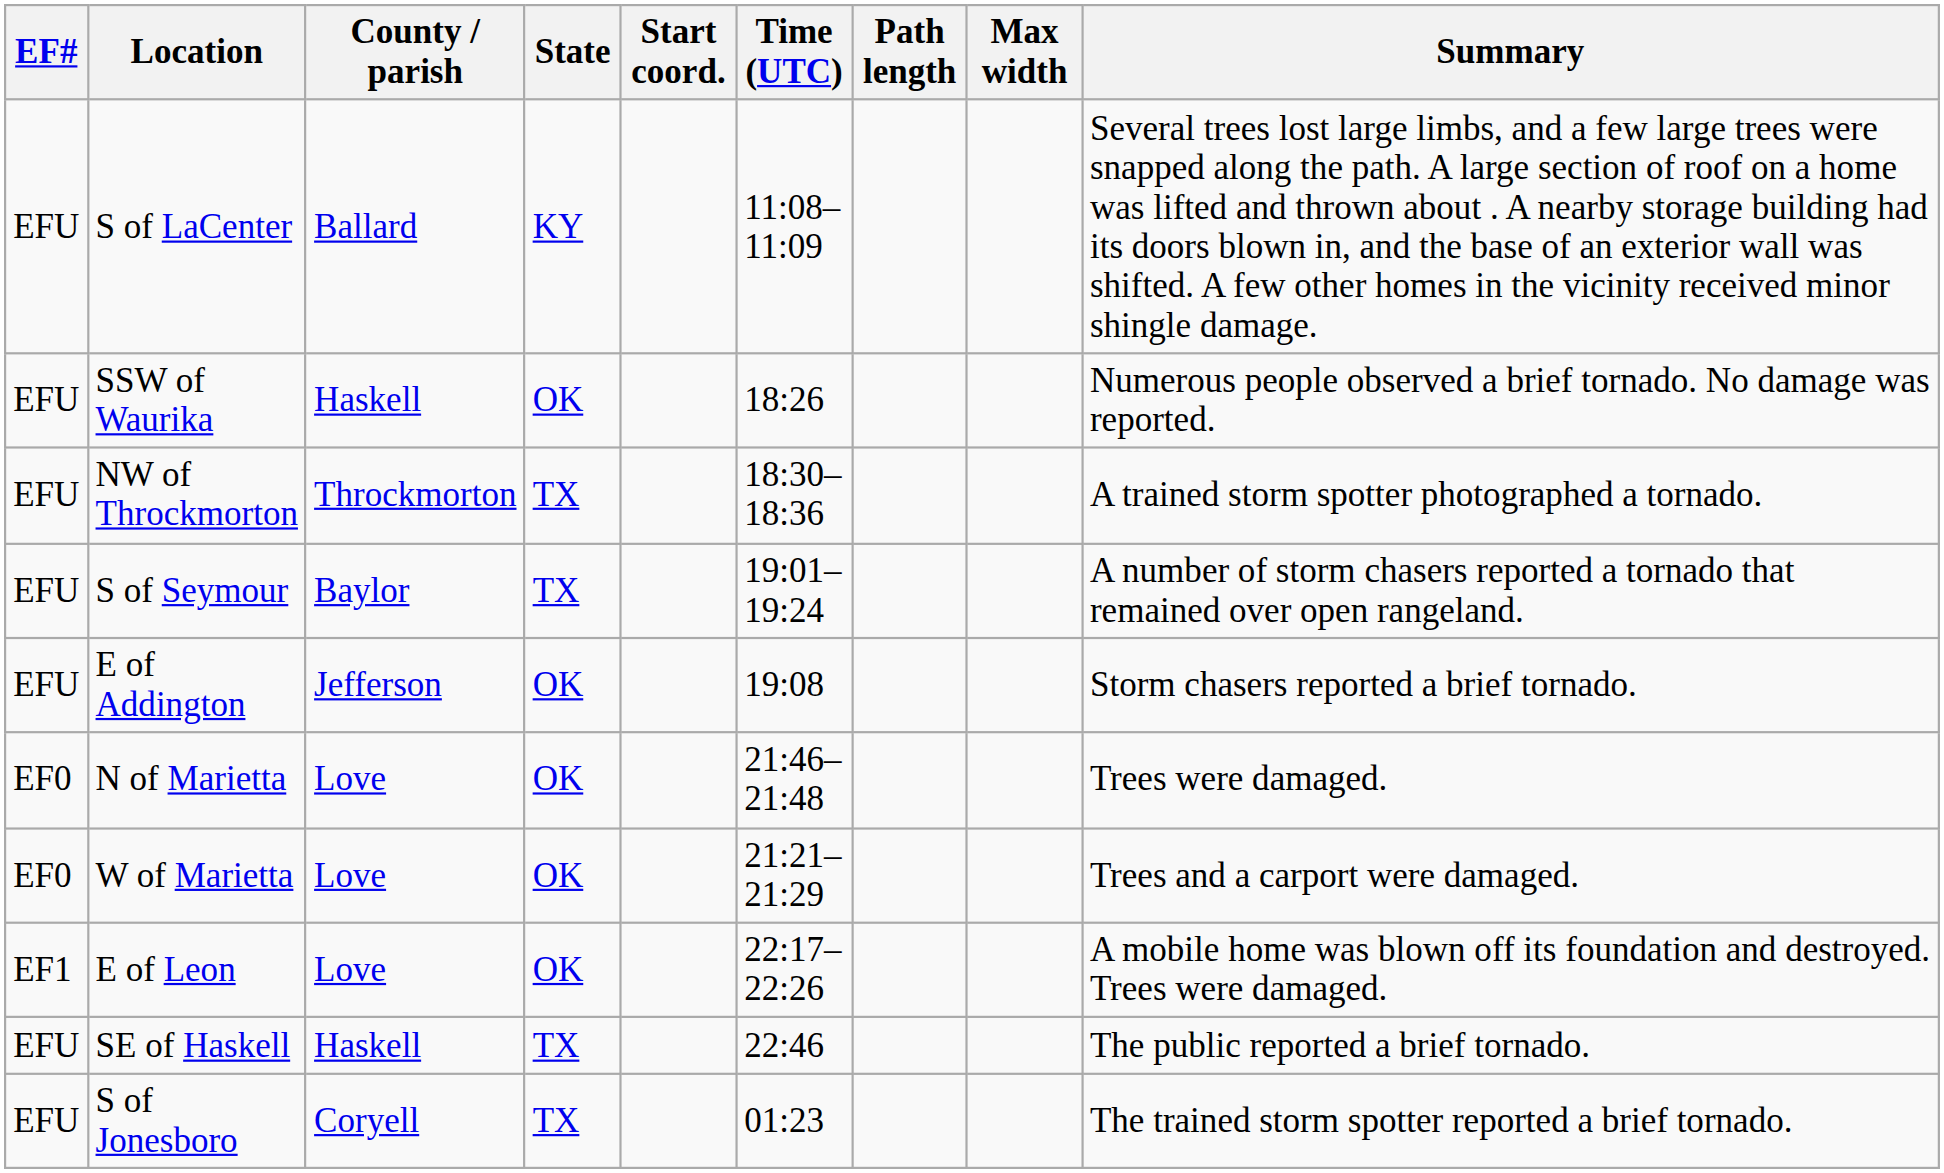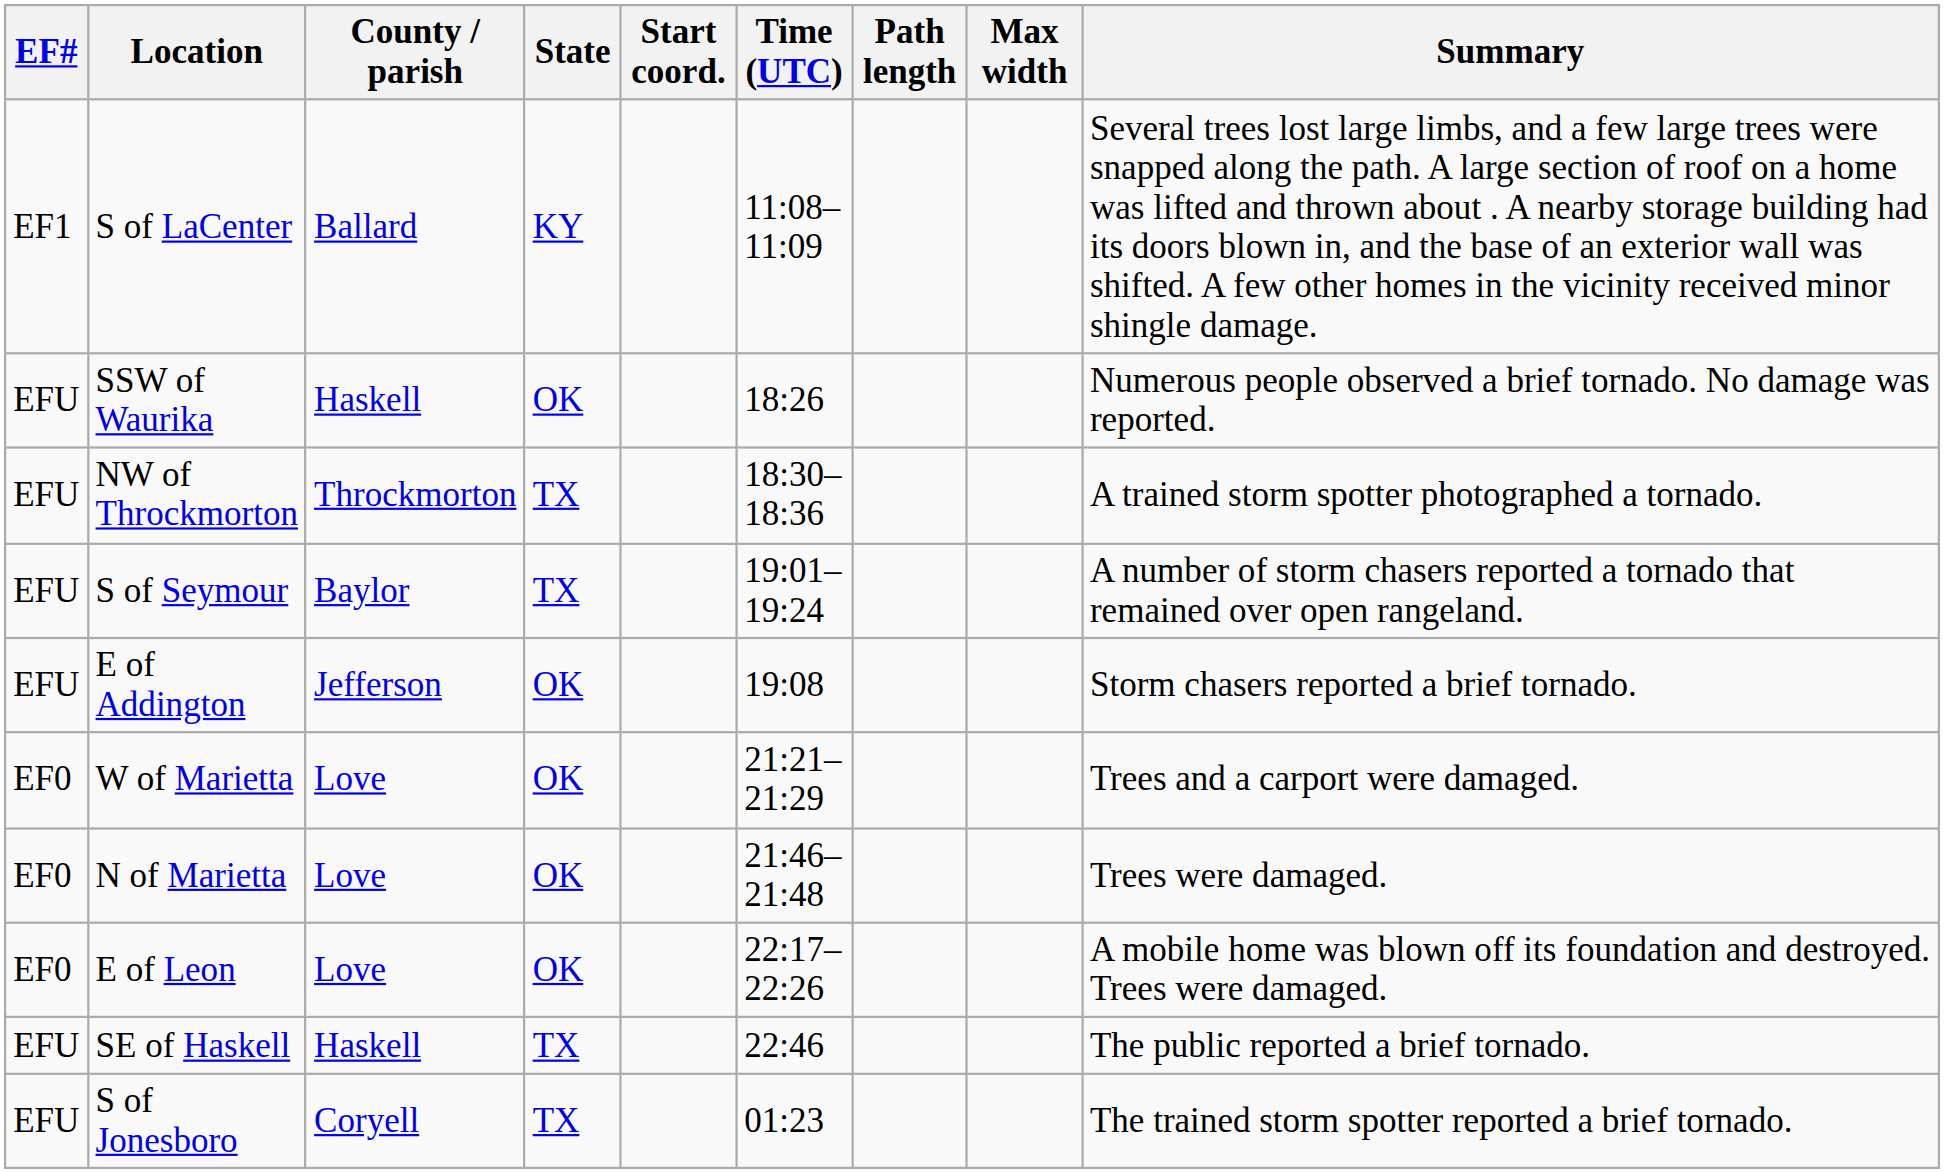(46, 225) EFU -> (42, 225) EF1
rows swapped: (194, 874) <-> (191, 779)
(42, 969) EF1 -> (42, 969) EF0
